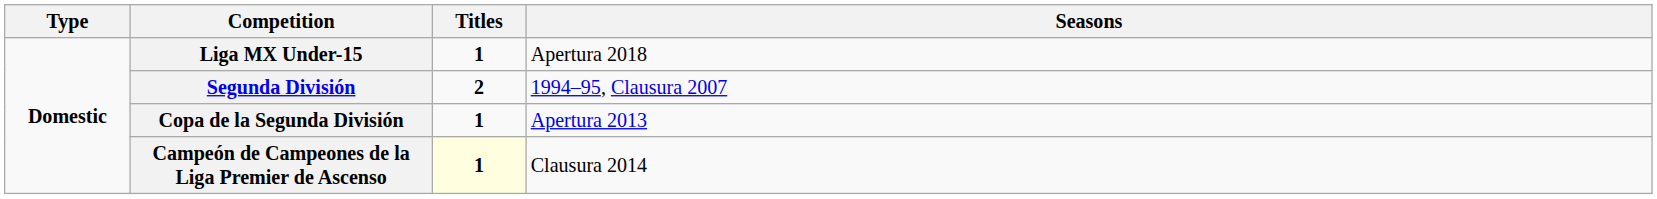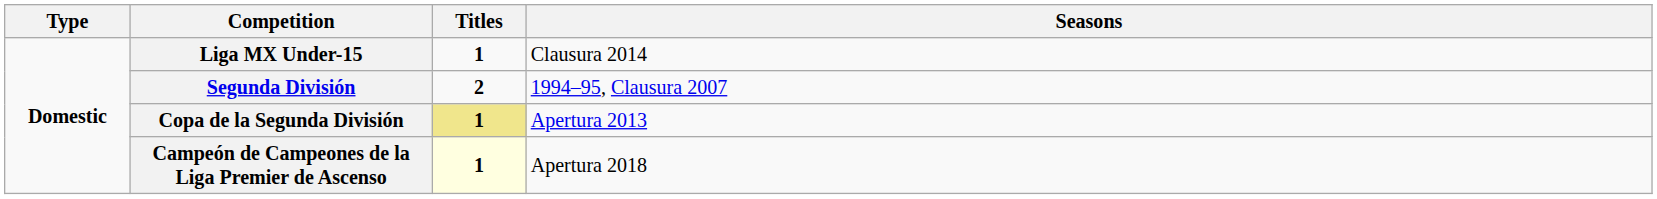(589, 54) Apertura 2018 -> (589, 54) Clausura 2014
(479, 120) no background -> (479, 120) khaki background
(589, 165) Clausura 2014 -> (589, 165) Apertura 2018
